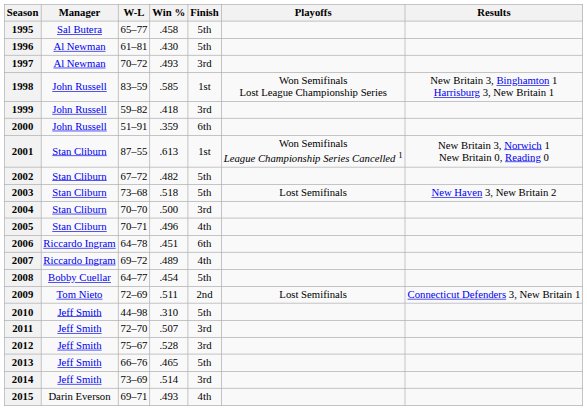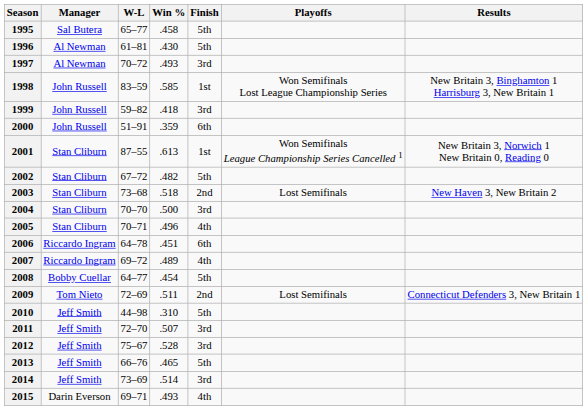(204, 193) 5th -> (204, 193) 2nd
